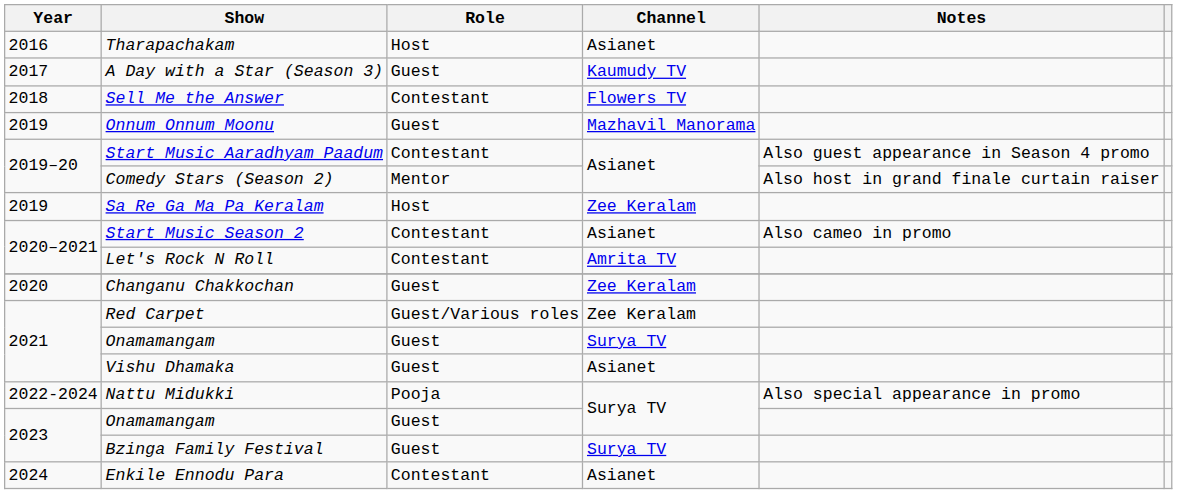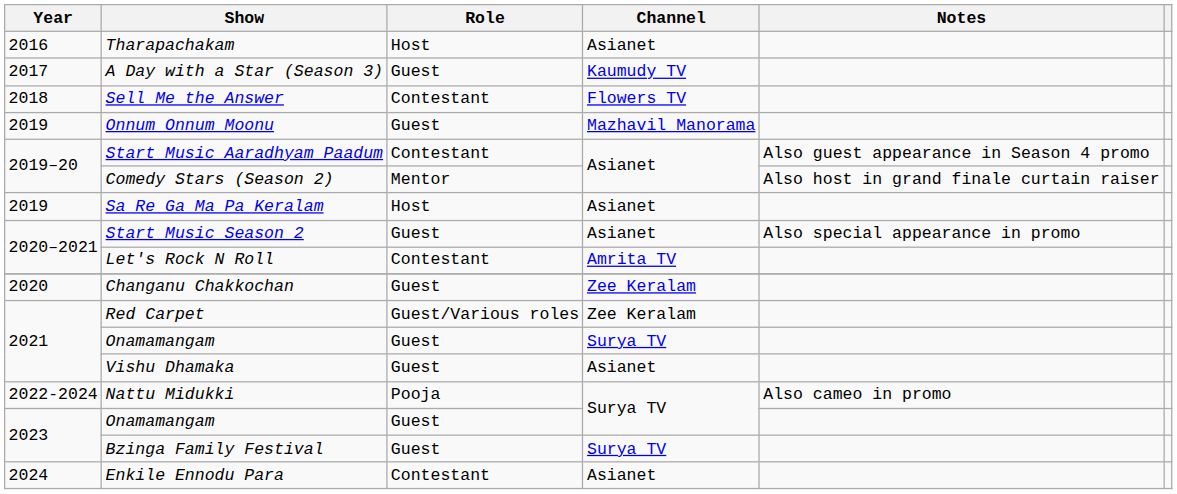(641, 206) Zee Keralam -> (622, 206) Asianet
(440, 233) Contestant -> (416, 233) Guest
(857, 233) Also cameo in promo -> (922, 233) Also special appearance in promo
(922, 395) Also special appearance in promo -> (857, 395) Also cameo in promo
